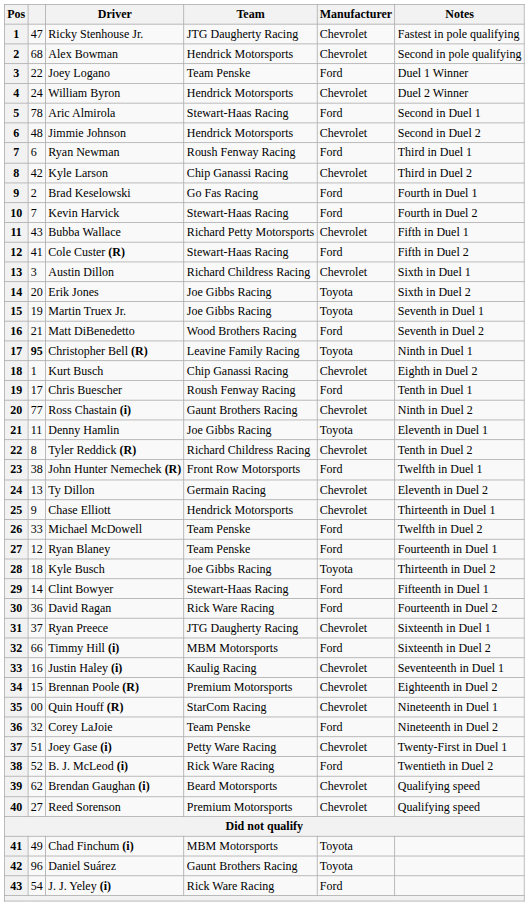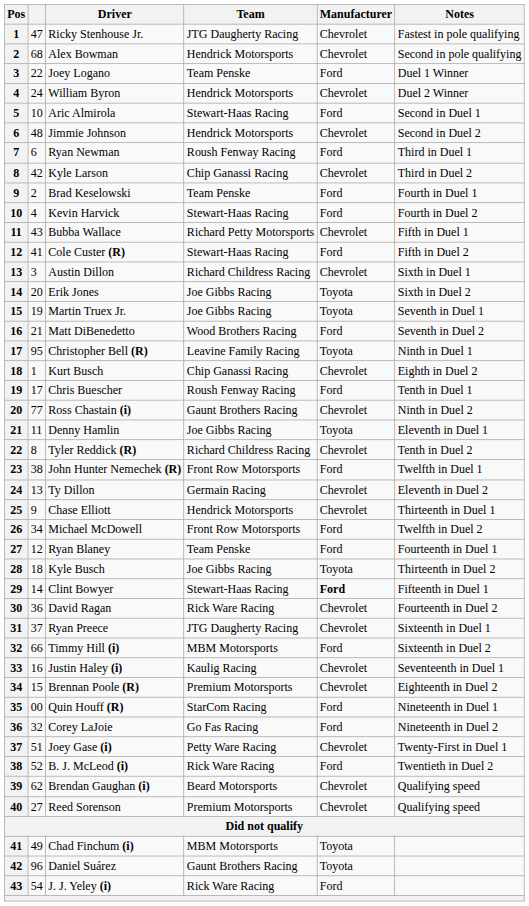(37, 113) 78 -> (37, 113) 10
(223, 192) Go Fas Racing -> (219, 192) Team Penske
(34, 212) 7 -> (34, 212) 4
(37, 351) bold -> (37, 351) normal
(37, 529) 33 -> (37, 529) 34
(219, 529) Team Penske -> (244, 529) Front Row Motorsports
(331, 588) normal -> (332, 588) bold
(331, 608) Ford -> (343, 608) Chevrolet
(343, 707) Chevrolet -> (331, 707) Ford
(219, 727) Team Penske -> (223, 727) Go Fas Racing
